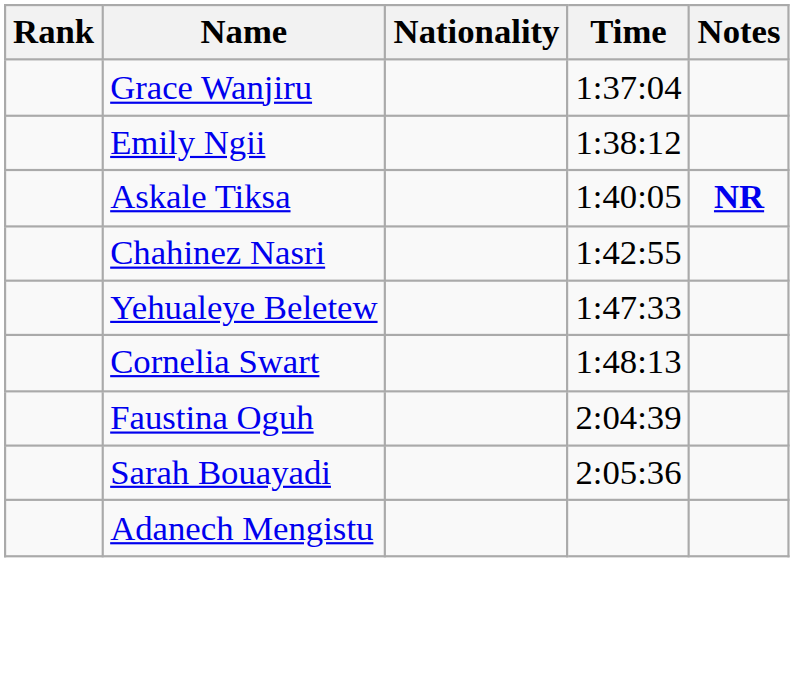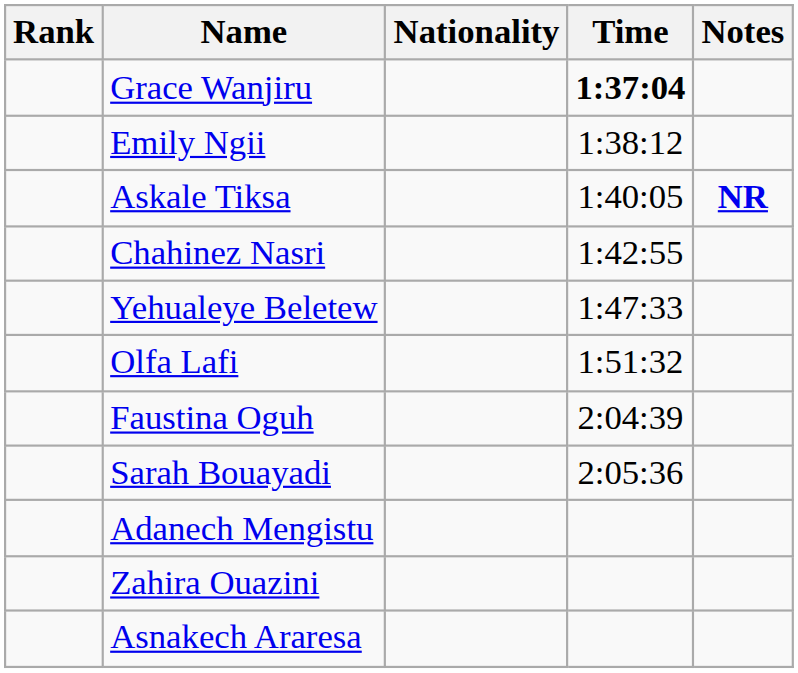(629, 87) normal -> (630, 87) bold
- row: (215, 362)
+ row: (174, 362)
+ row: (215, 582)
+ row: (236, 637)
